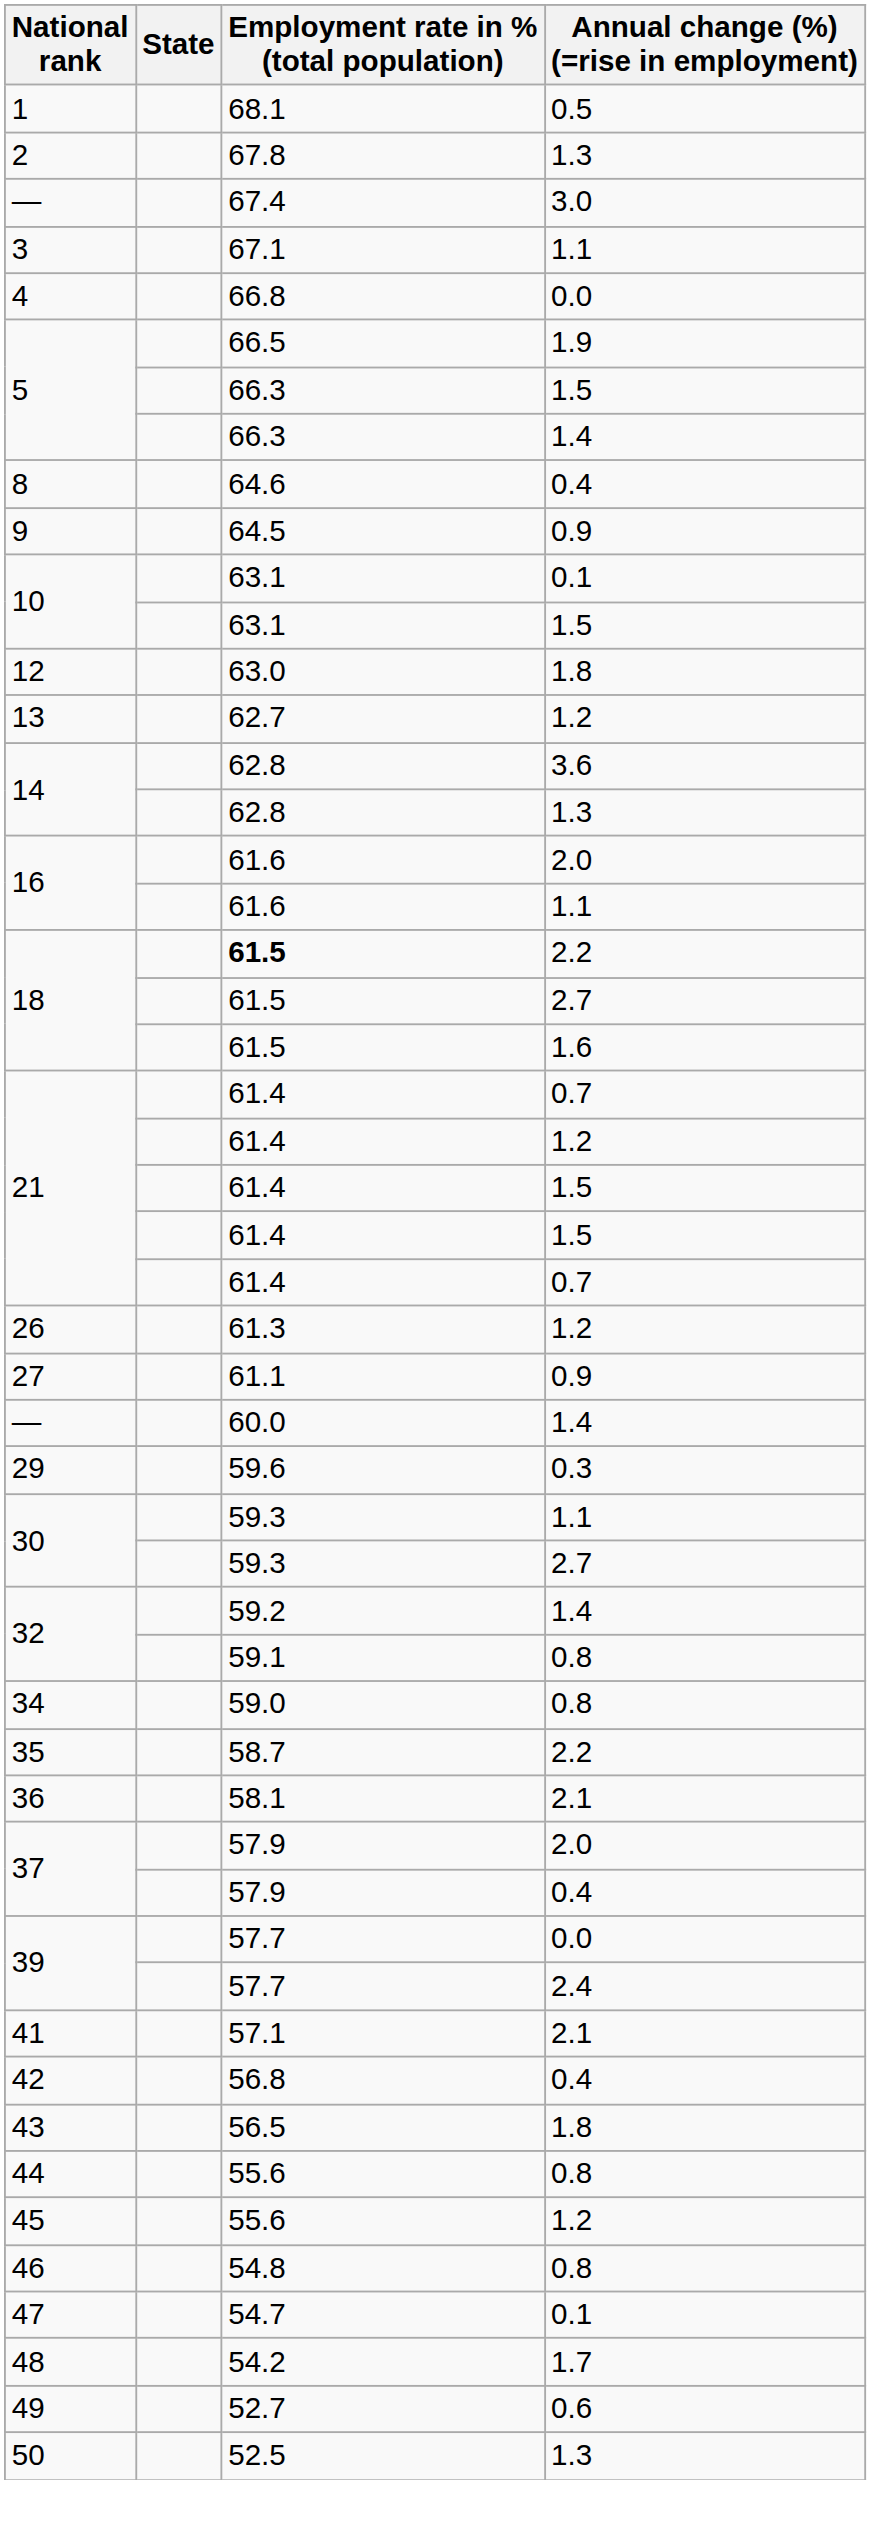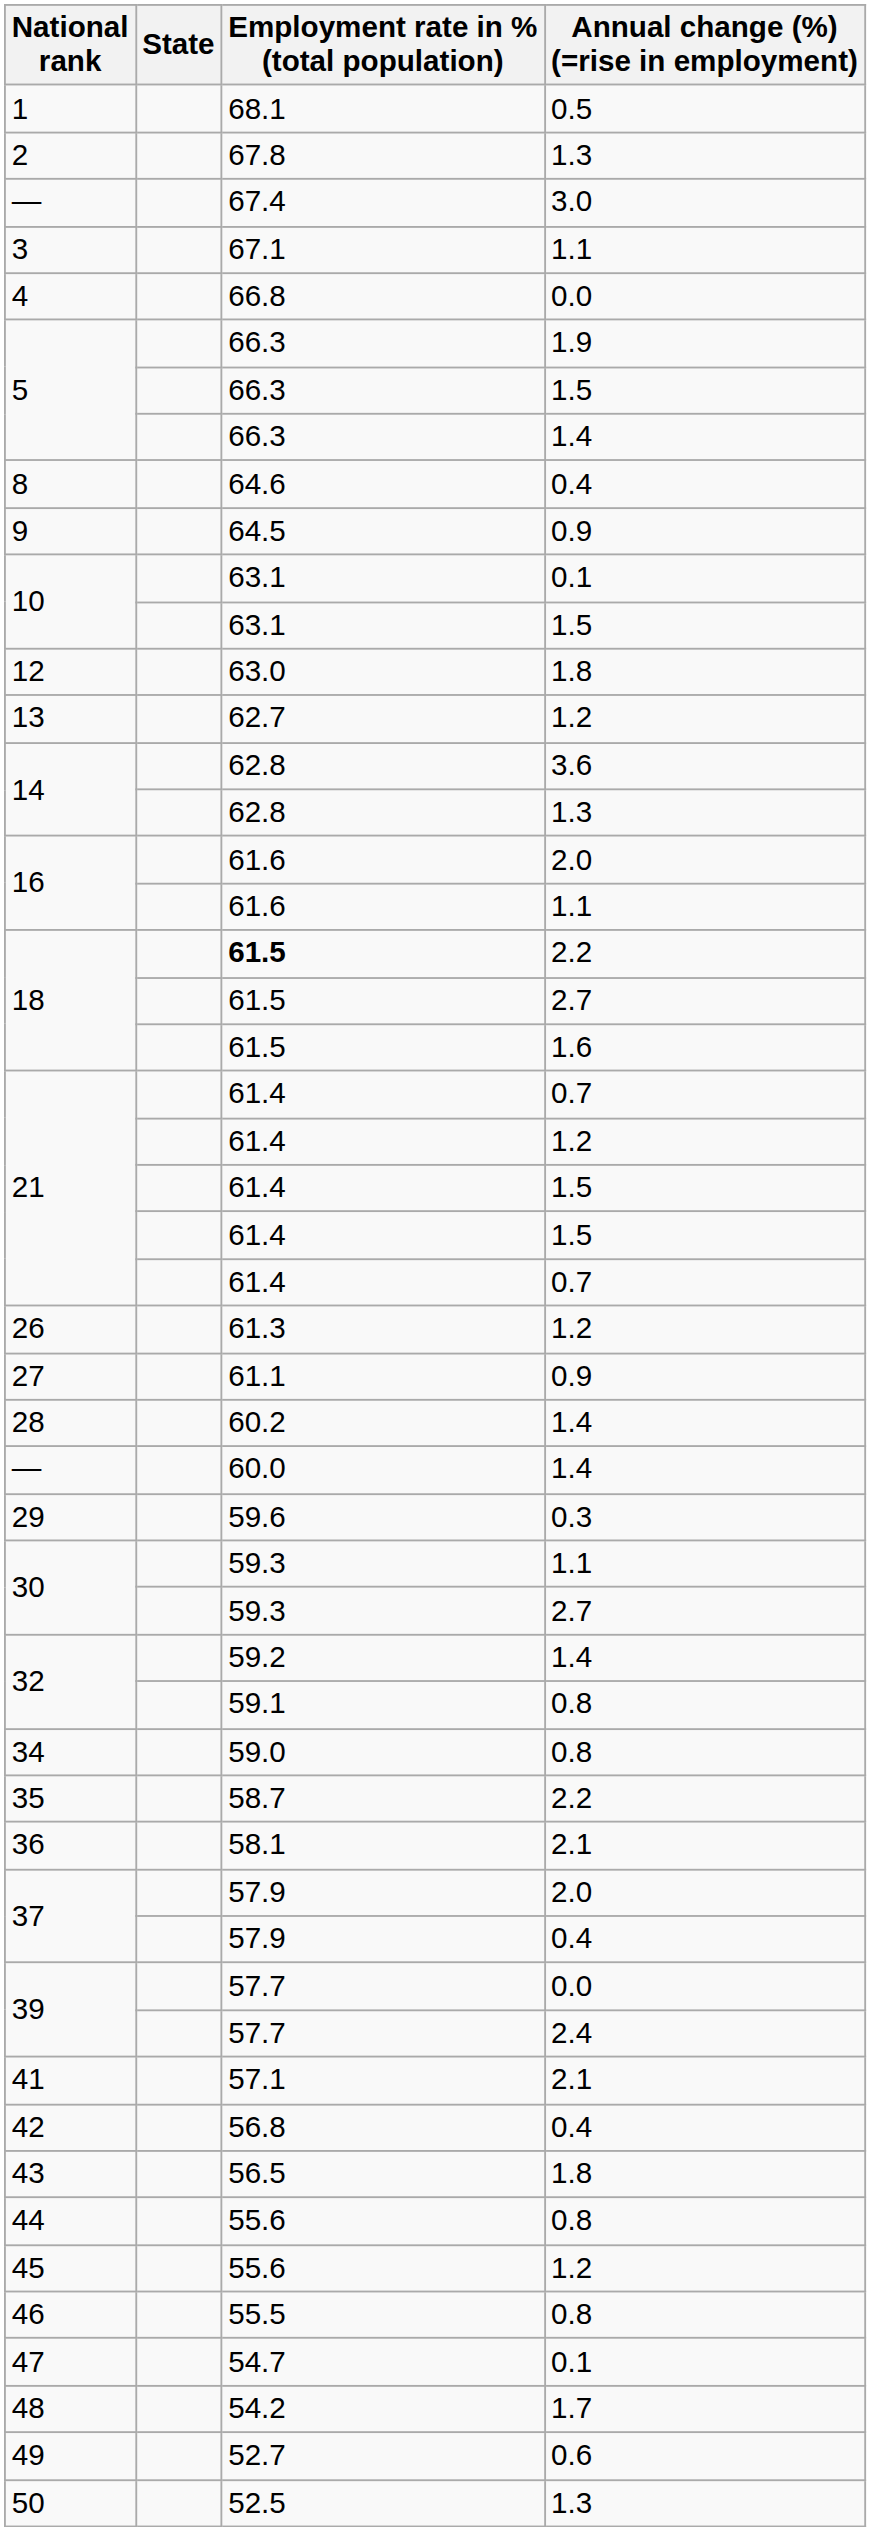(257, 342) 66.5 -> (257, 342) 66.3
+ row: (28, 1422)
(257, 2267) 54.8 -> (257, 2314) 55.5
